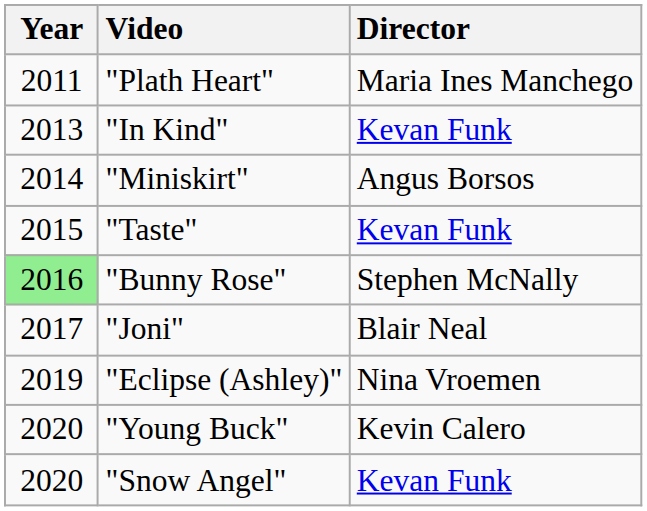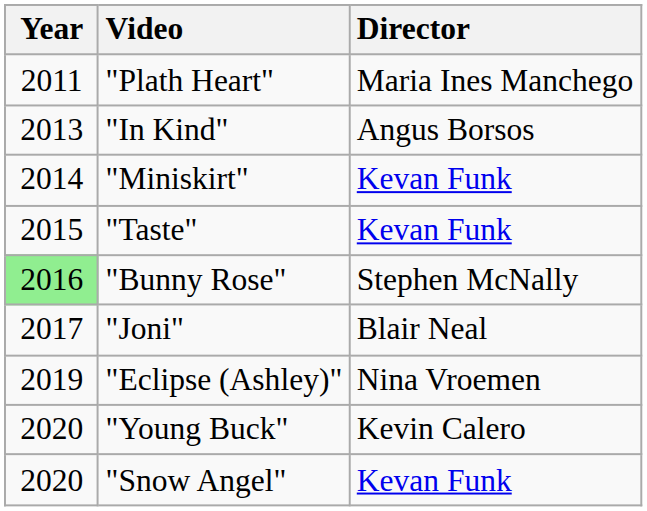(434, 129) Kevan Funk -> (446, 129) Angus Borsos
(446, 179) Angus Borsos -> (434, 179) Kevan Funk
